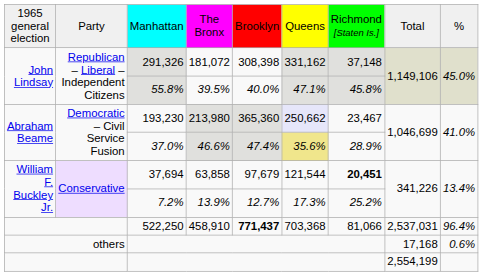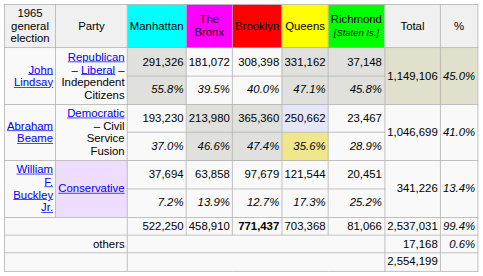(365, 174) bold -> (365, 174) normal
(459, 226) 96.4% -> (459, 226) 99.4%
